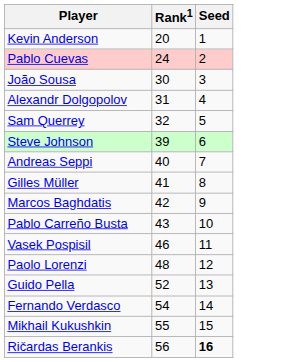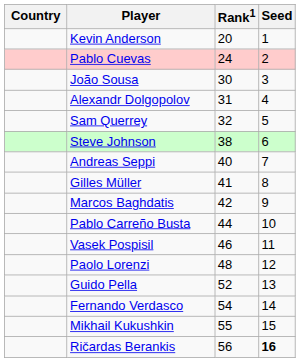+ column: (36, 16)
(162, 141) 39 -> (225, 141) 38
(162, 223) 43 -> (225, 223) 44
